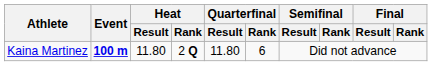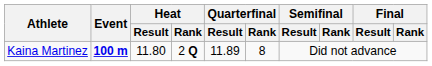(225, 52) 11.80 -> (225, 52) 11.89
(262, 52) 6 -> (262, 52) 8
